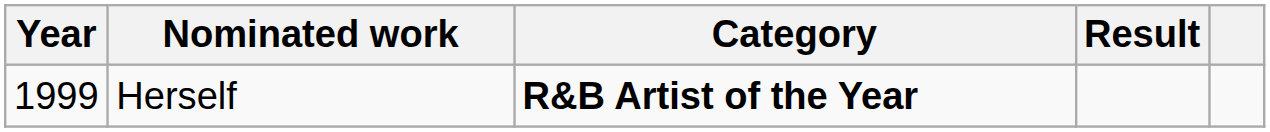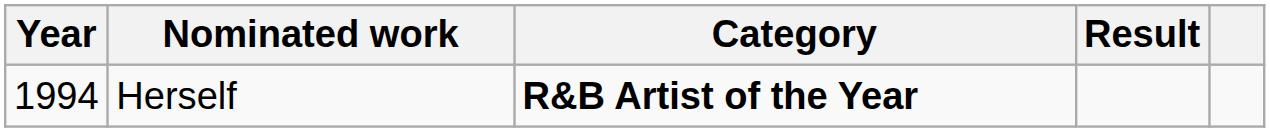(56, 95) 1999 -> (56, 95) 1994
